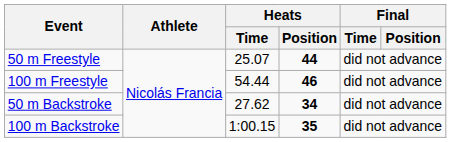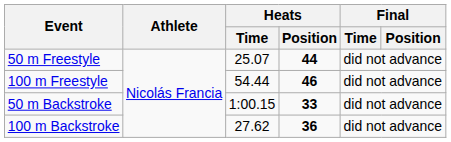(252, 104) 27.62 -> (252, 104) 1:00.15
(309, 104) 34 -> (309, 104) 33
(252, 126) 1:00.15 -> (252, 126) 27.62
(309, 126) 35 -> (309, 126) 36
